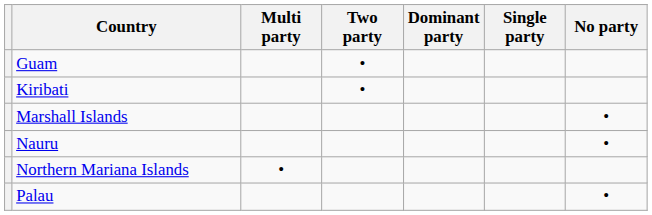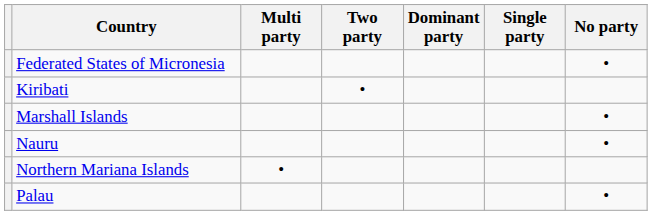+ row: (120, 63)
- row: (37, 63)
